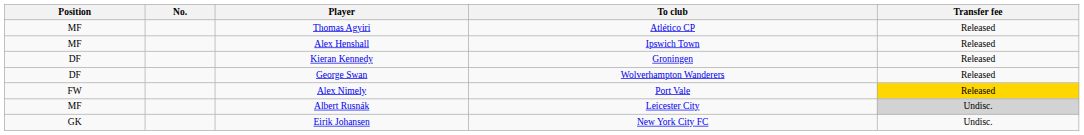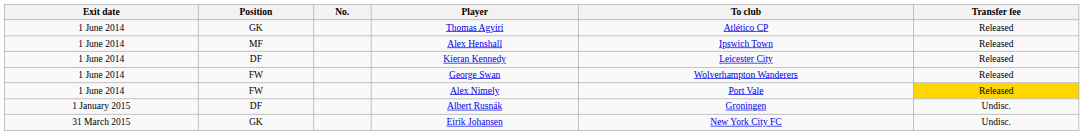+ column: (101, 11)
(75, 27) MF -> (256, 27) GK
(673, 59) Groningen -> (746, 59) Leicester City
(75, 74) DF -> (256, 74) FW
(75, 106) MF -> (256, 106) DF
(673, 106) Leicester City -> (746, 106) Groningen
(978, 106) lightgrey background -> (996, 106) no background
